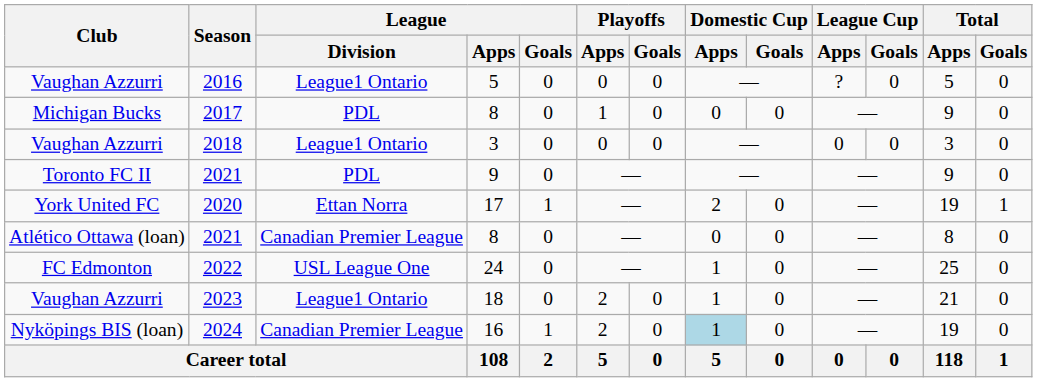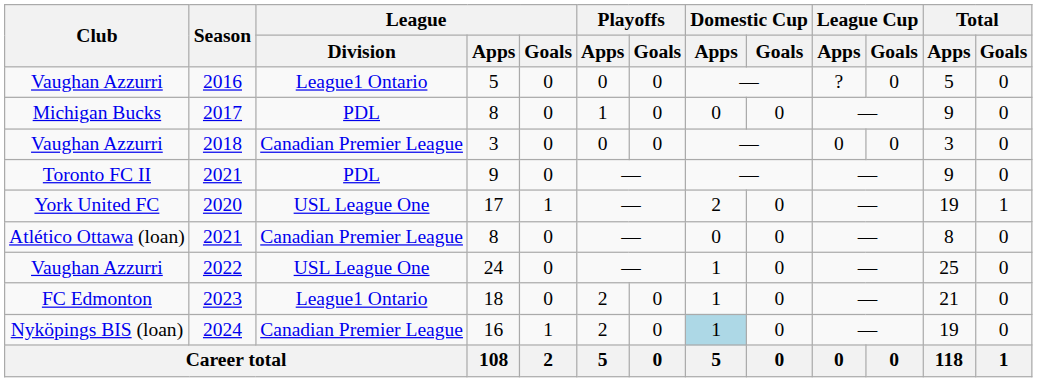(362, 143) League1 Ontario -> (362, 143) Canadian Premier League
(362, 205) Ettan Norra -> (362, 205) USL League One
(97, 267) FC Edmonton -> (97, 267) Vaughan Azzurri
(97, 298) Vaughan Azzurri -> (97, 298) FC Edmonton
